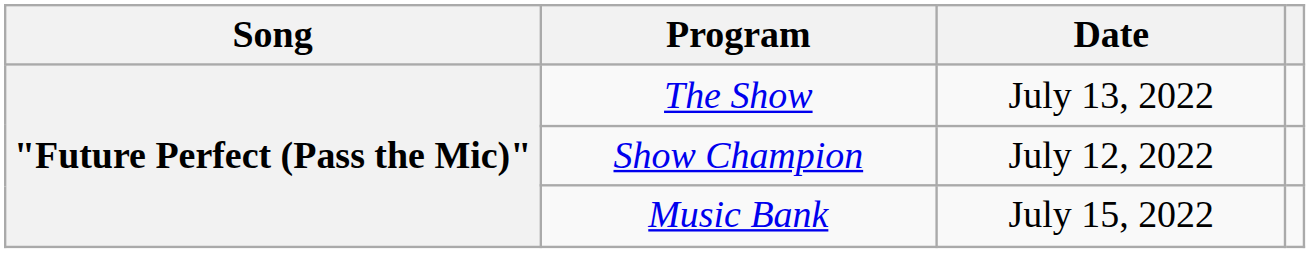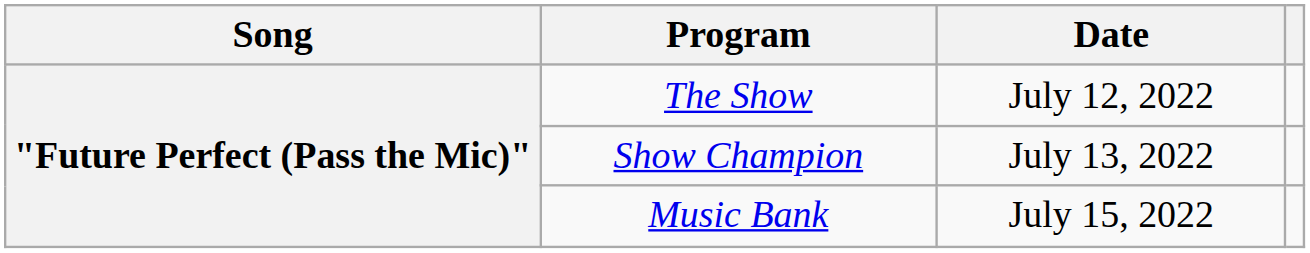(1111, 94) July 13, 2022 -> (1111, 94) July 12, 2022
(1111, 154) July 12, 2022 -> (1111, 154) July 13, 2022
